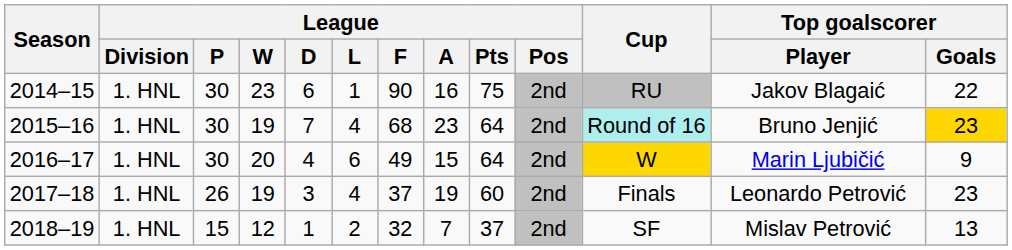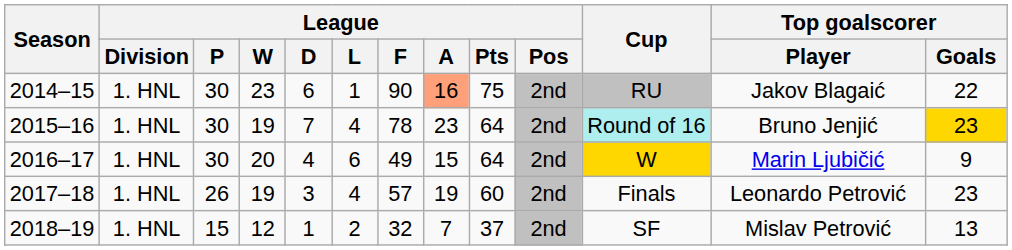(446, 91) no background -> (446, 91) lightsalmon background
(400, 125) 68 -> (400, 125) 78
(400, 194) 37 -> (400, 194) 57
